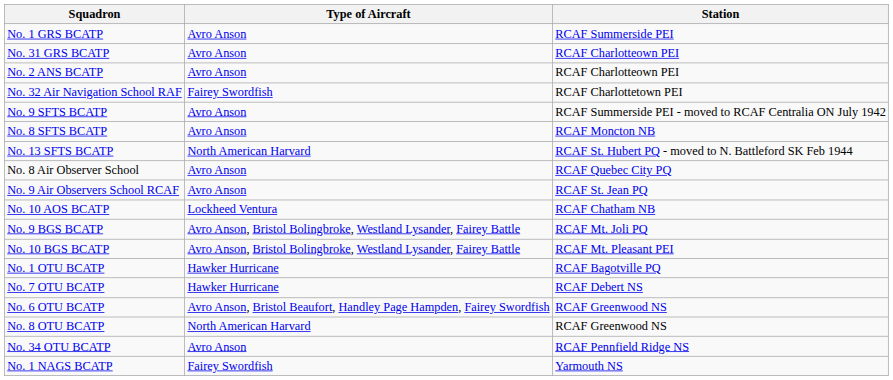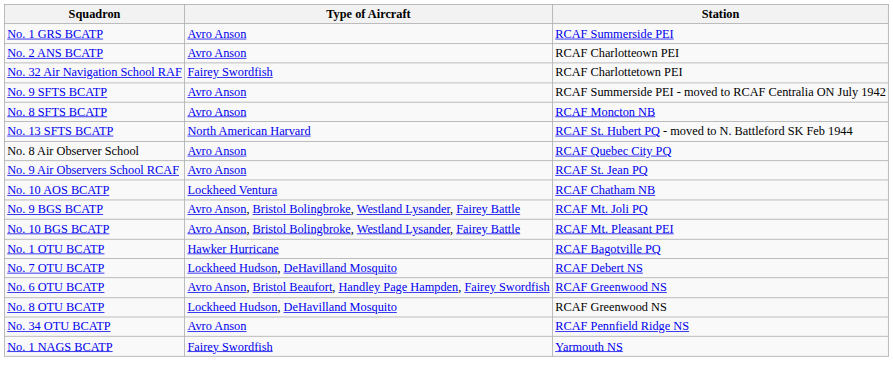- row: (58, 53)
(233, 287) Hawker Hurricane -> (292, 268) Lockheed Hudson, DeHavilland Mosquito
(249, 326) North American Harvard -> (292, 307) Lockheed Hudson, DeHavilland Mosquito
